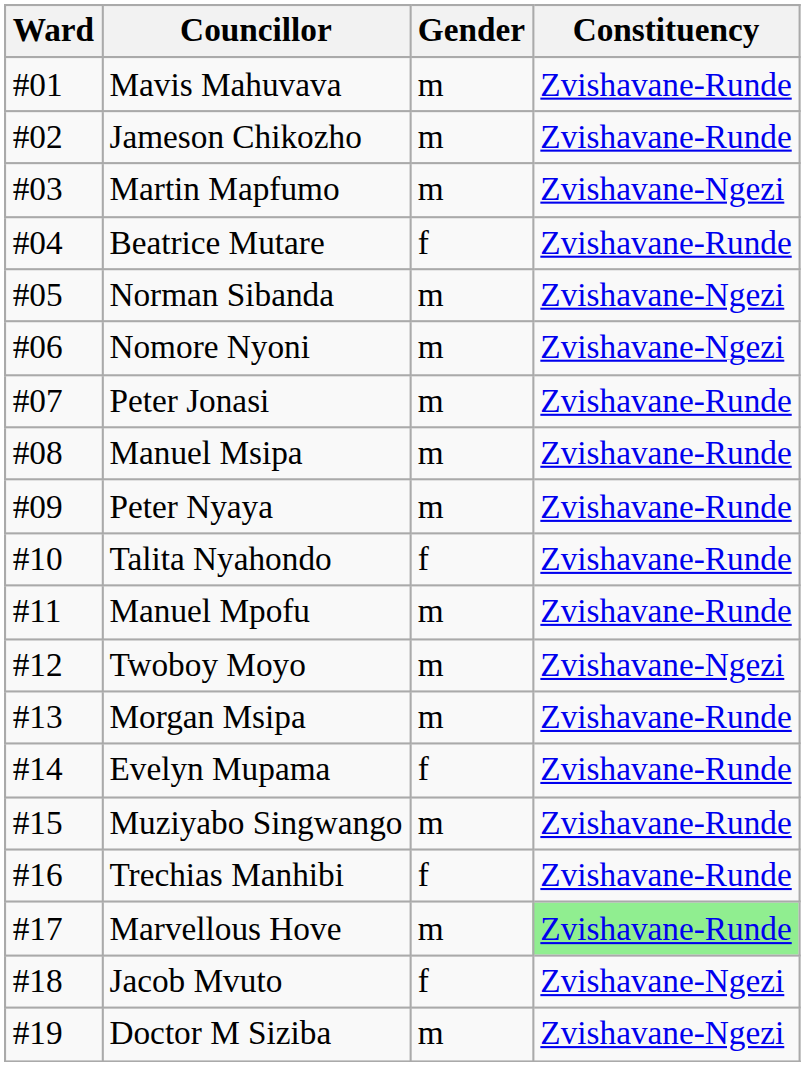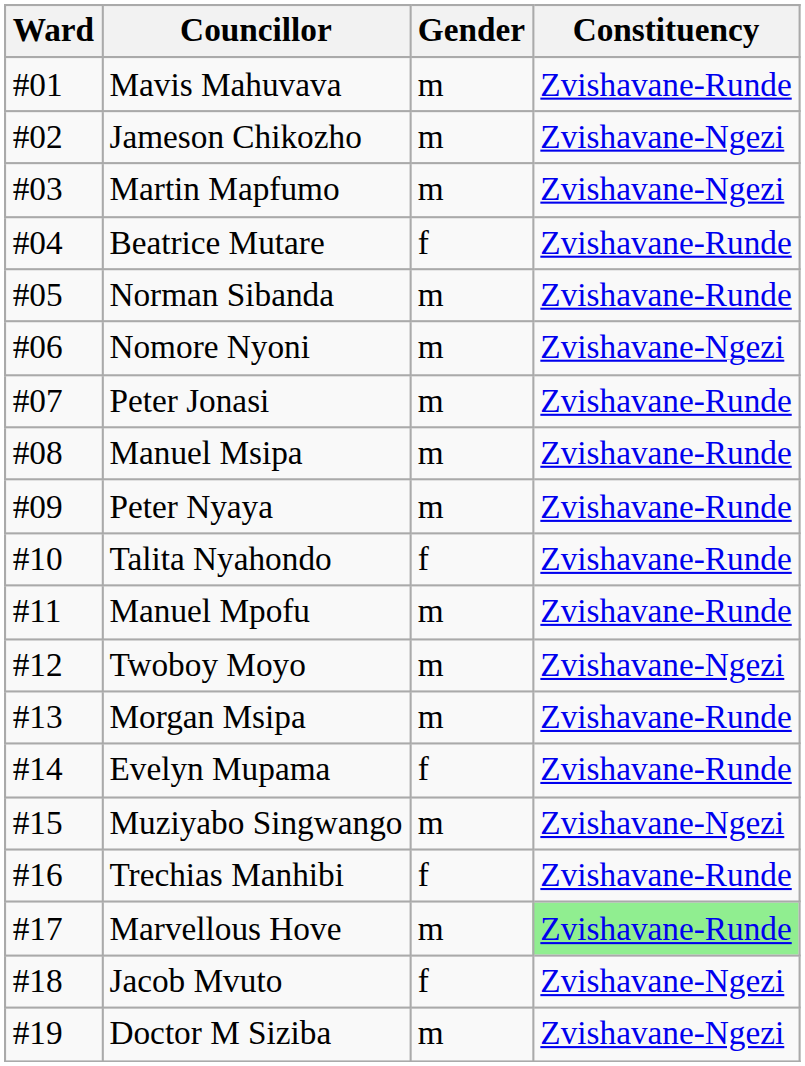(666, 136) Zvishavane-Runde -> (662, 136) Zvishavane-Ngezi
(662, 294) Zvishavane-Ngezi -> (666, 294) Zvishavane-Runde
(666, 822) Zvishavane-Runde -> (662, 822) Zvishavane-Ngezi
